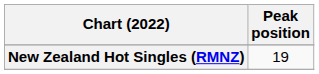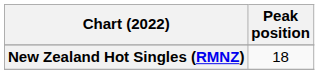(281, 57) 19 -> (281, 57) 18
